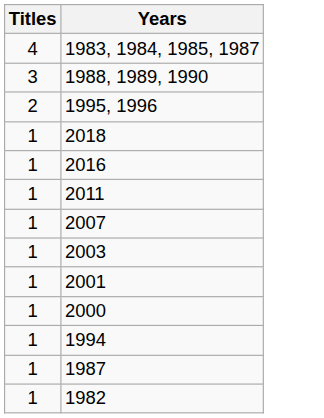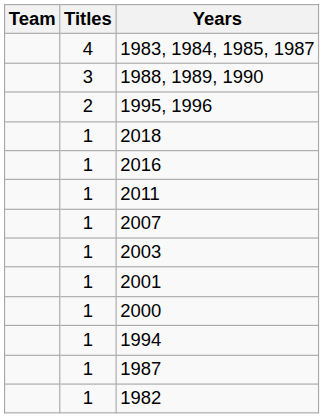+ column: (32, 19)
